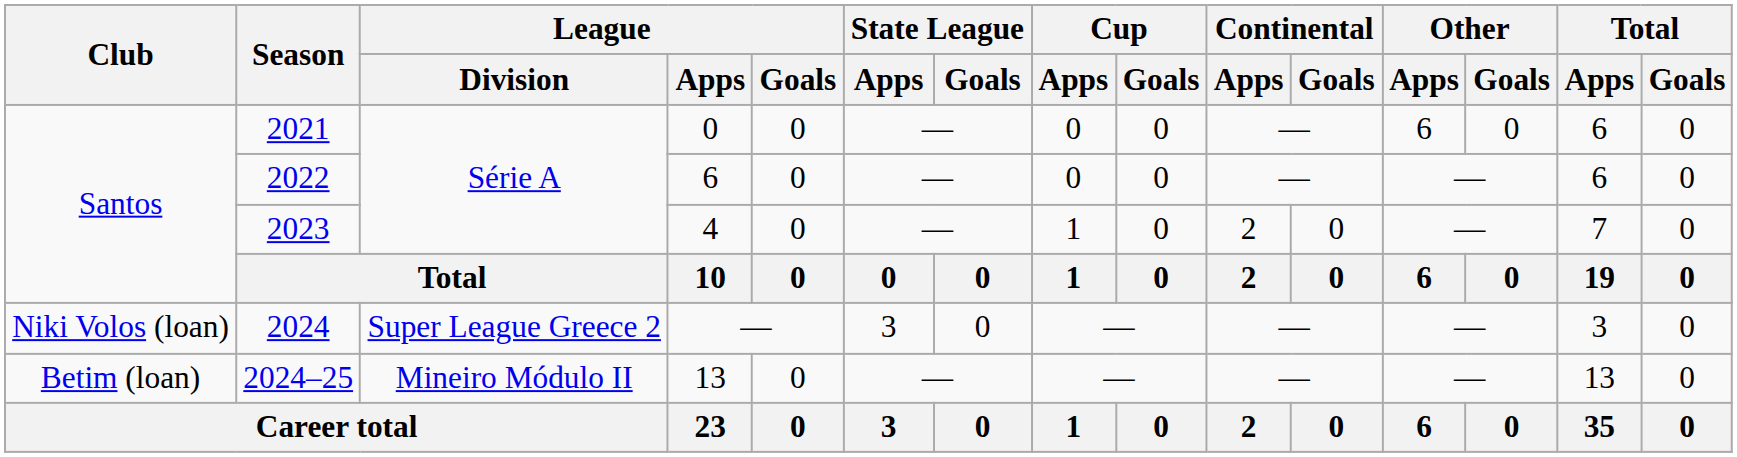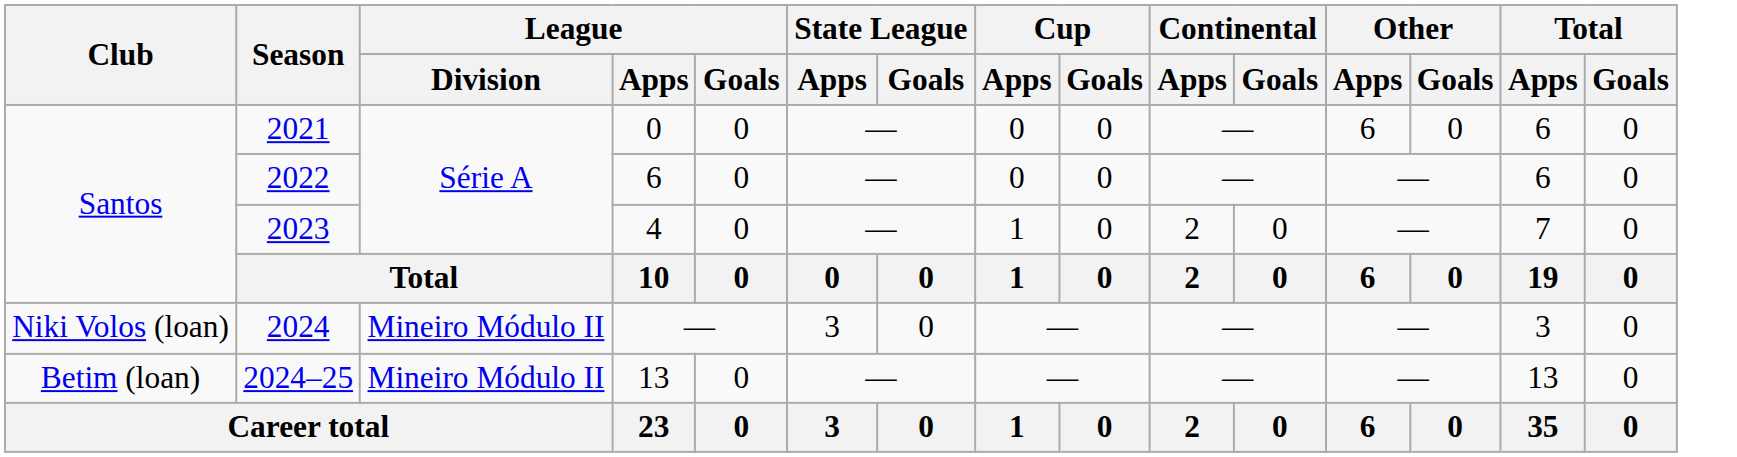(514, 327) Super League Greece 2 -> (486, 327) Mineiro Módulo II
